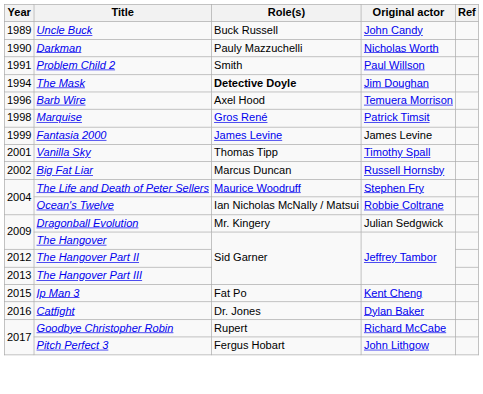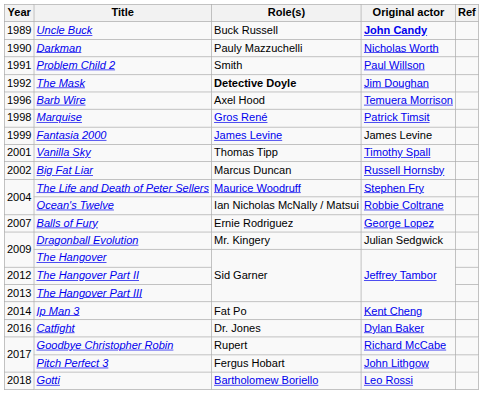(393, 30) normal -> (396, 30) bold
(19, 83) 1994 -> (19, 83) 1992
+ row: (67, 223)
(19, 293) 2015 -> (19, 310) 2014
+ row: (48, 380)
